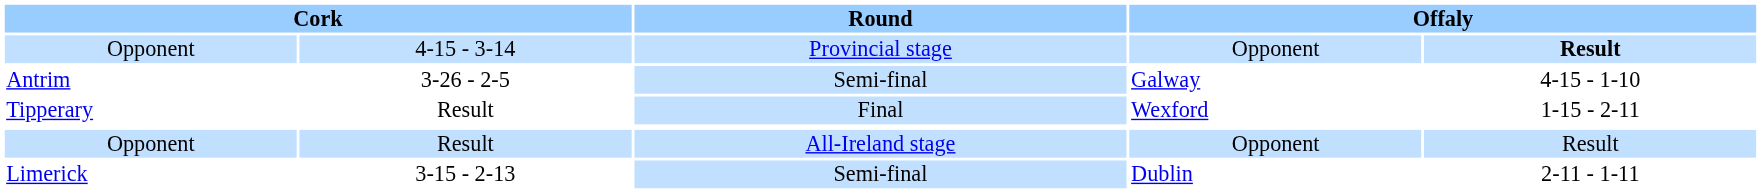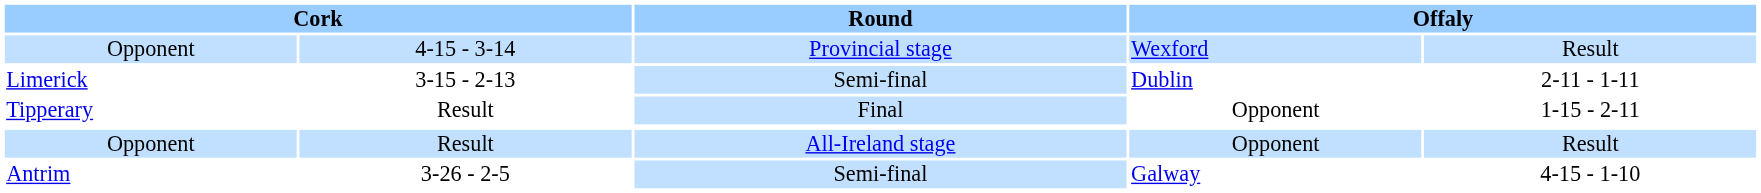(1276, 49) Opponent -> (1170, 49) Wexford
(1590, 49) bold -> (1590, 49) normal
rows swapped: (47, 174) <-> (38, 79)
(1170, 110) Wexford -> (1276, 110) Opponent
